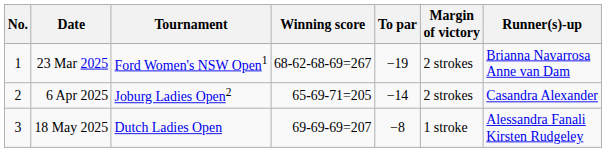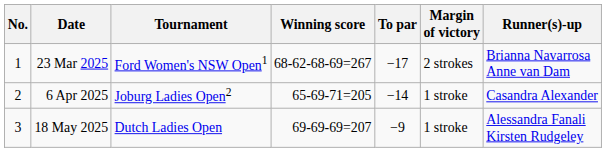(397, 63) −19 -> (397, 63) −17
(448, 95) 2 strokes -> (446, 95) 1 stroke
(397, 128) −8 -> (397, 128) −9
